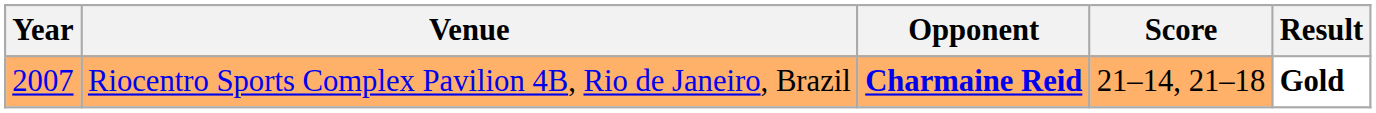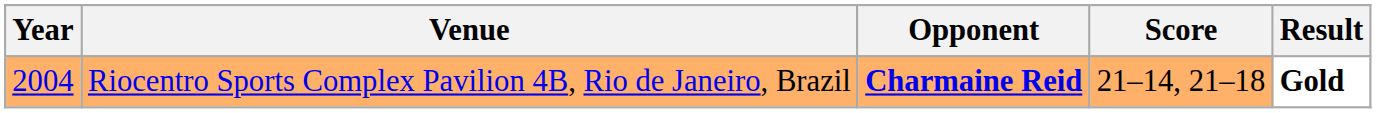(43, 80) 2007 -> (43, 80) 2004
